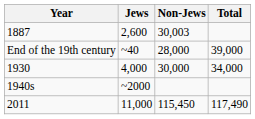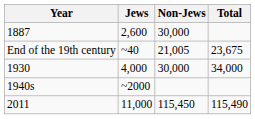(174, 31) 30,003 -> (174, 31) 30,000
(174, 50) 28,000 -> (174, 50) 21,005
(227, 50) 39,000 -> (227, 50) 23,675
(229, 104) 117,490 -> (229, 104) 115,490
